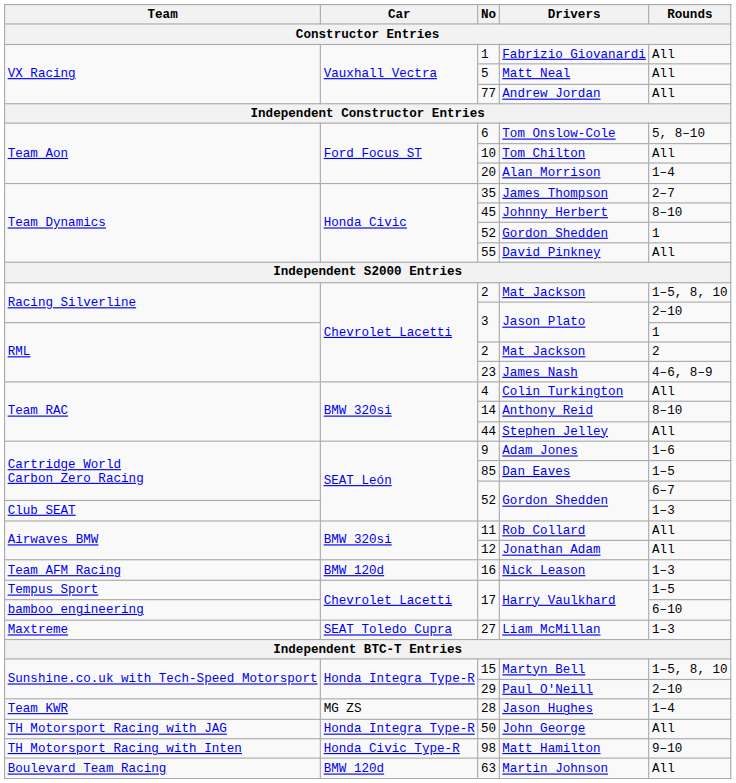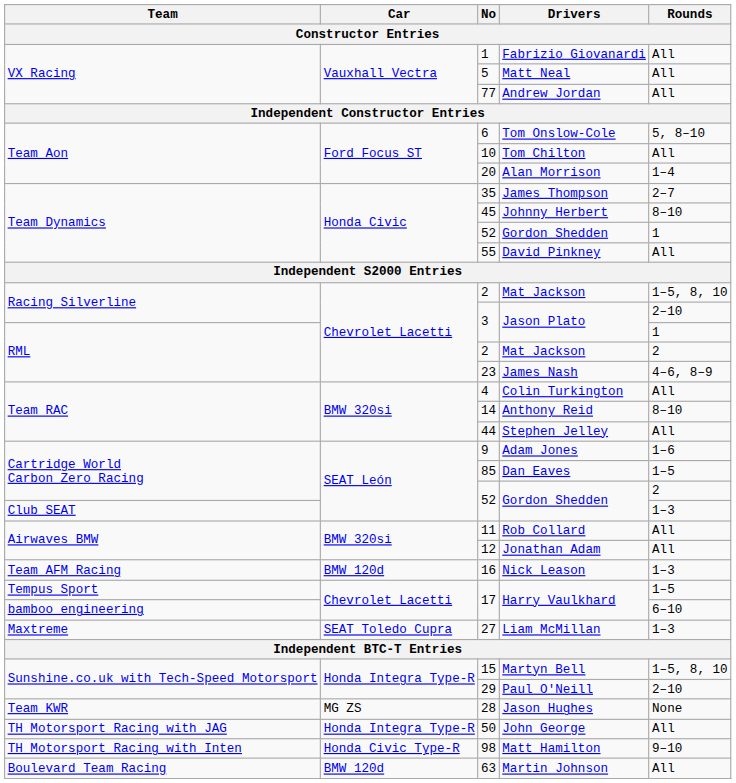(663, 491) 6–7 -> (656, 491) 2
(663, 709) 1–4 -> (667, 709) None
